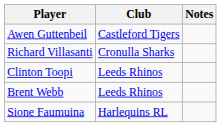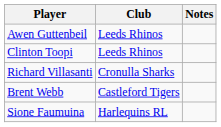(139, 34) Castleford Tigers -> (130, 34) Leeds Rhinos
rows swapped: (40, 73) <-> (50, 53)
(130, 92) Leeds Rhinos -> (139, 92) Castleford Tigers
